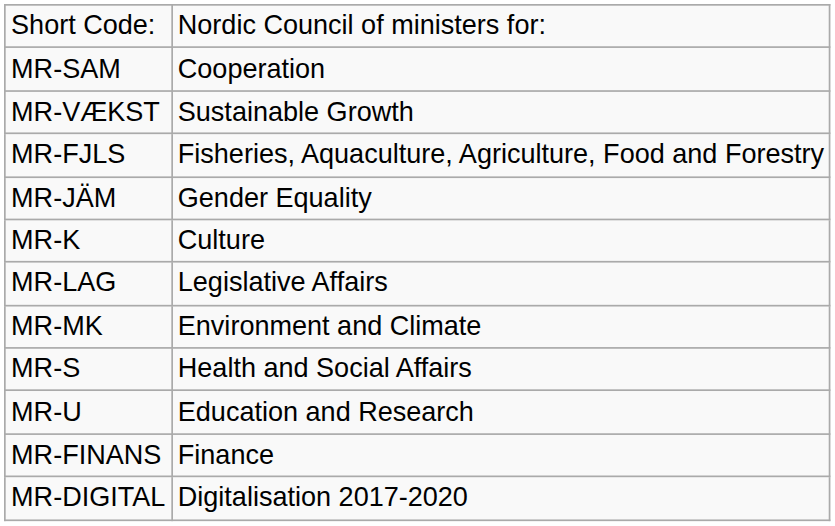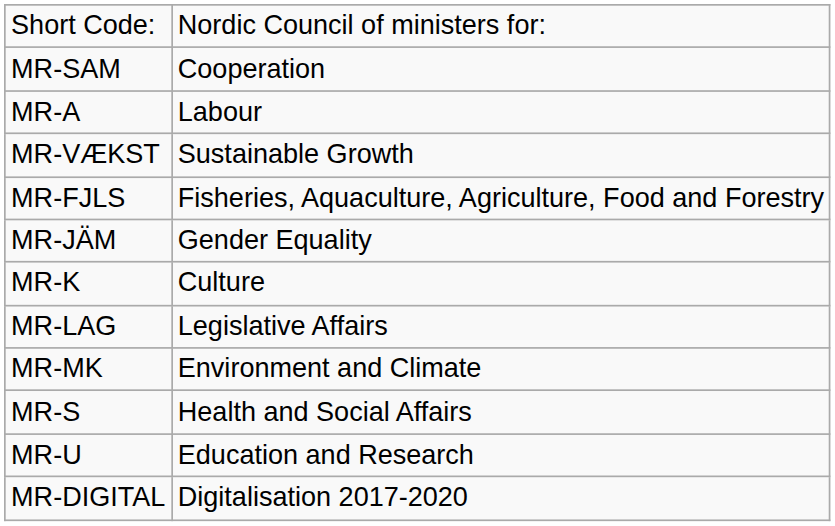+ row: (46, 111)
- row: (86, 454)
